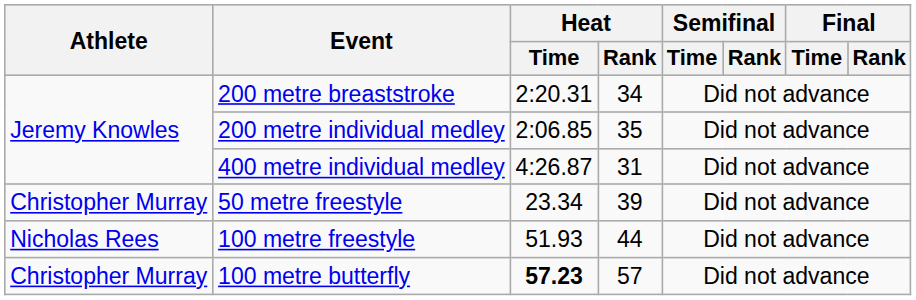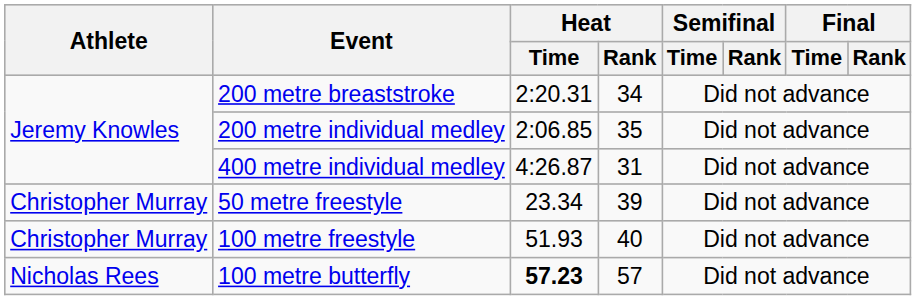(84, 240) Nicholas Rees -> (109, 240) Christopher Murray
(630, 240) 44 -> (630, 240) 40
(109, 276) Christopher Murray -> (84, 276) Nicholas Rees
